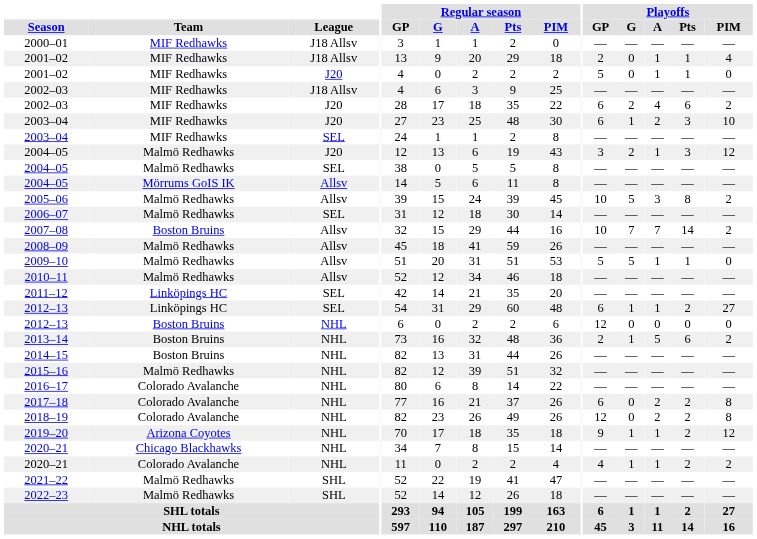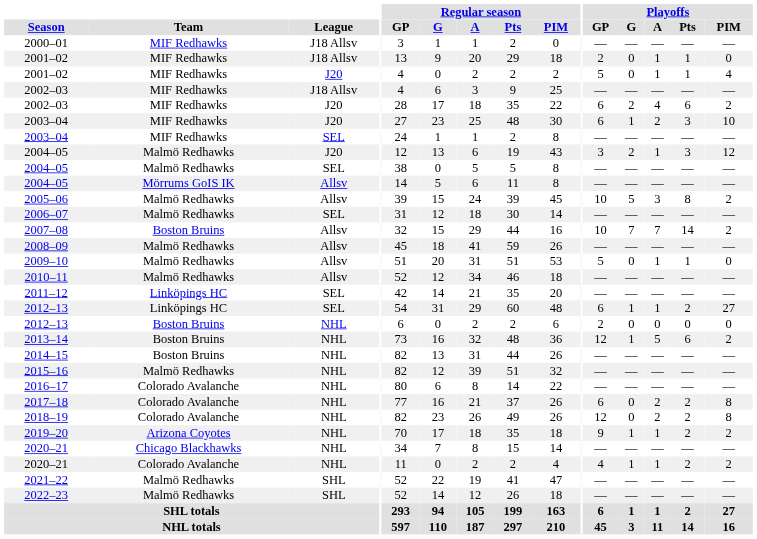(729, 58) 4 -> (729, 58) 0
(729, 74) 0 -> (729, 74) 4
(631, 261) 5 -> (631, 261) 0
(601, 323) 12 -> (601, 323) 2
(601, 339) 2 -> (601, 339) 12
(729, 433) 12 -> (729, 433) 2
